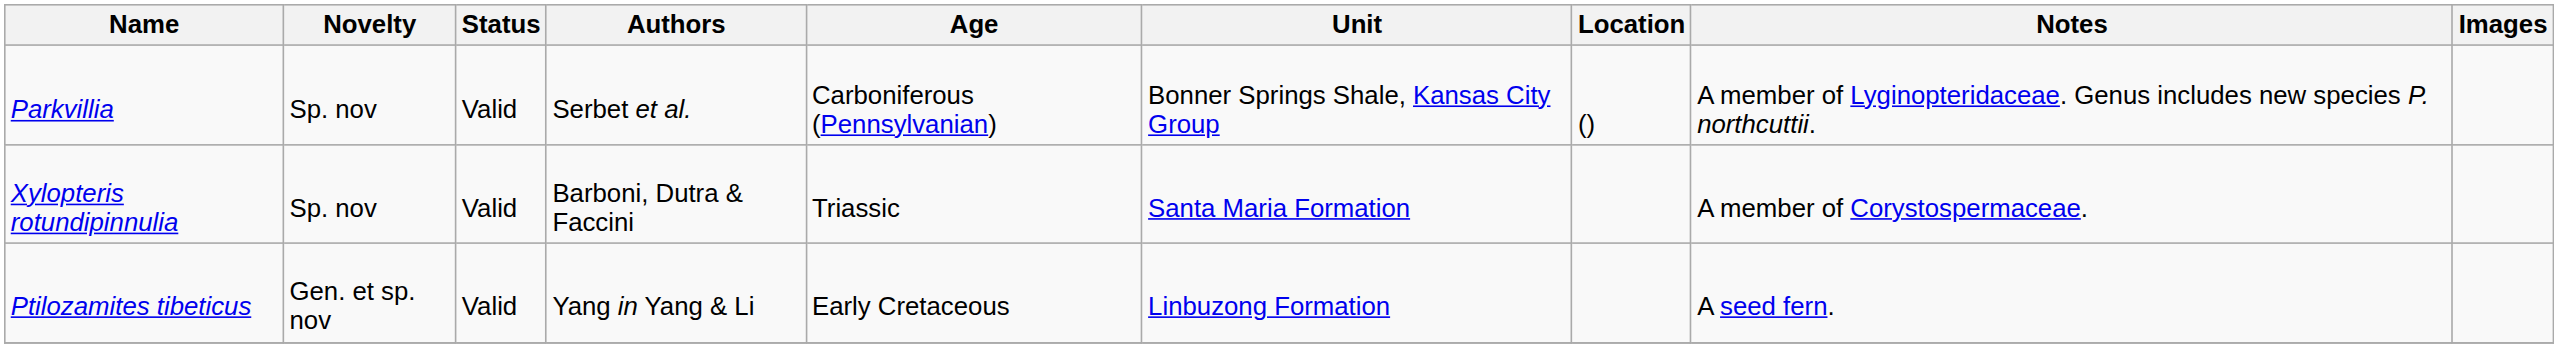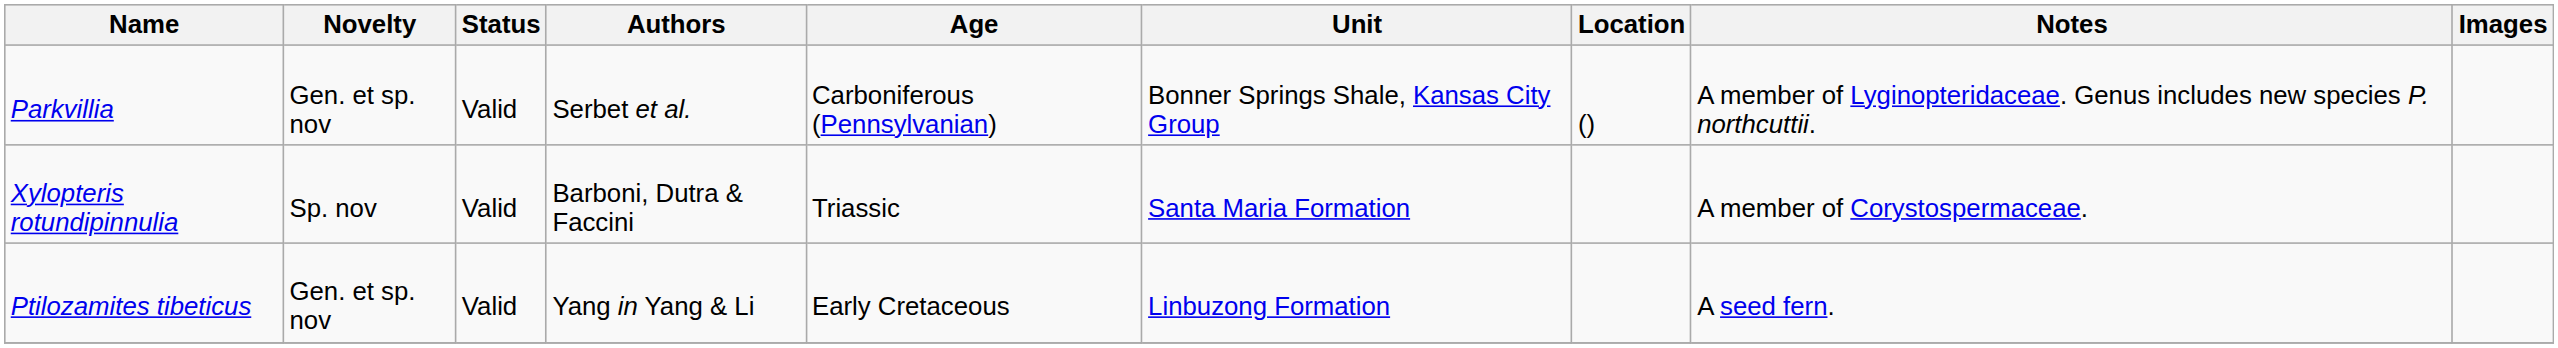(333, 109) Sp. nov -> (352, 109) Gen. et sp. nov
